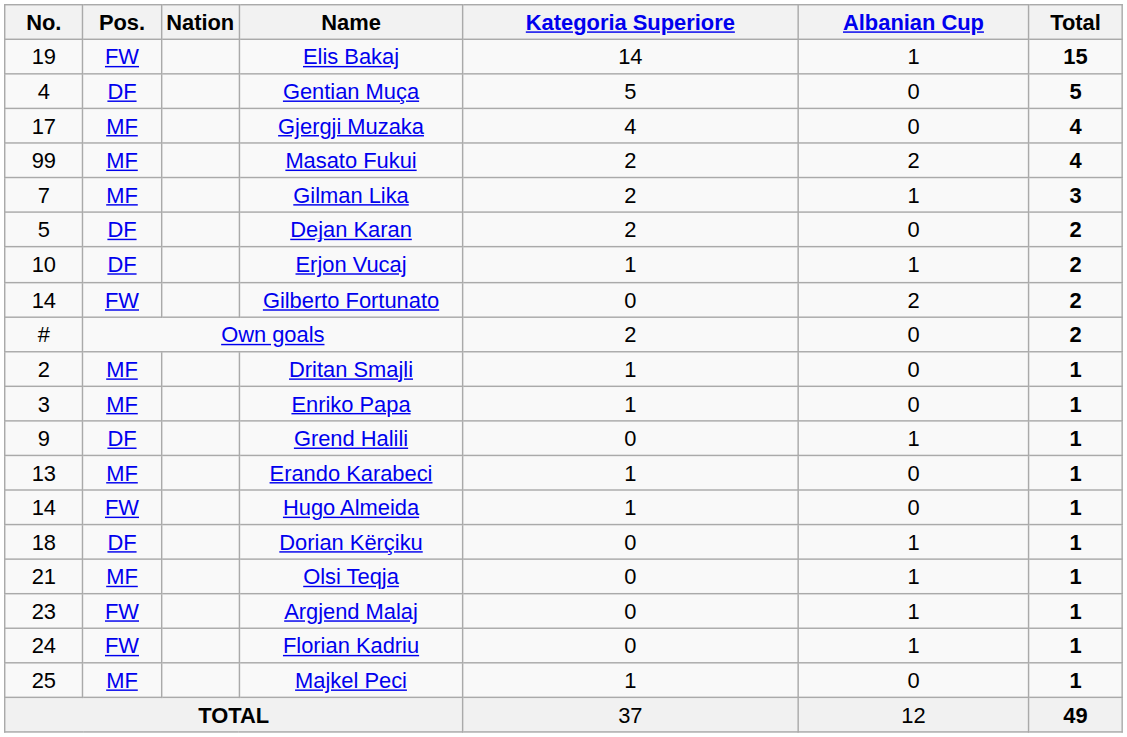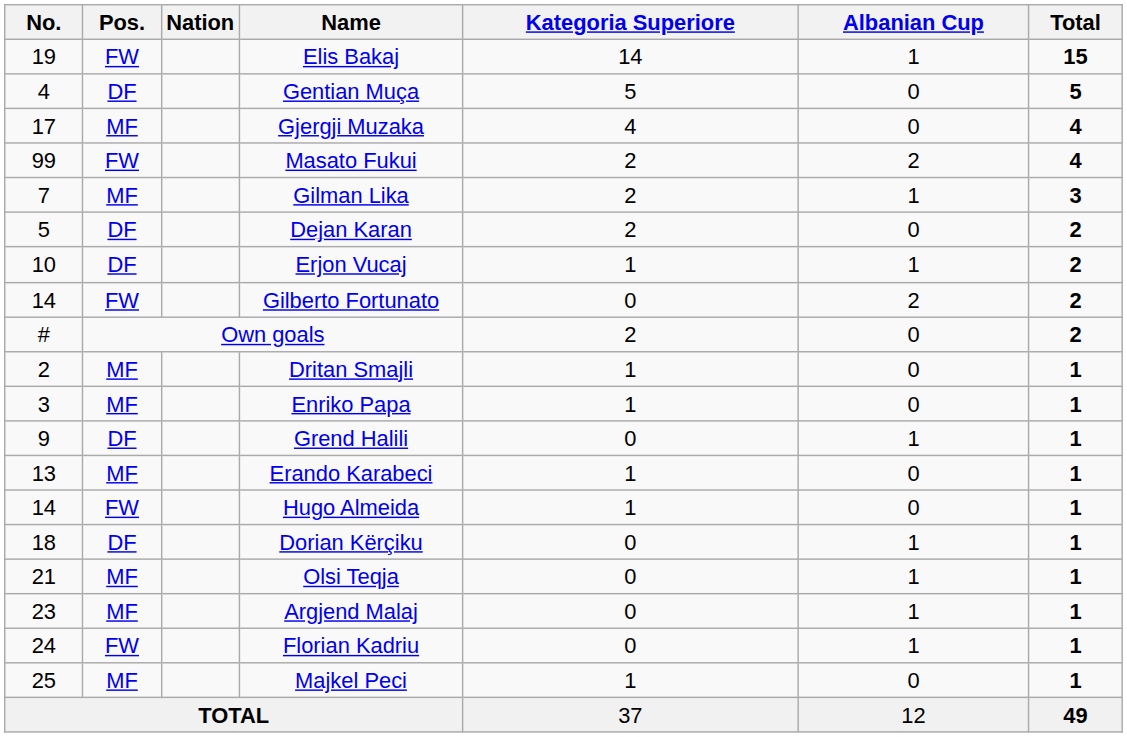(122, 161) MF -> (122, 161) FW
(122, 611) FW -> (122, 611) MF
